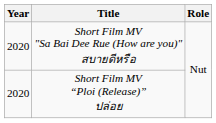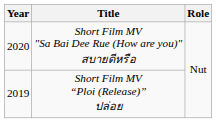(18, 94) 2020 -> (18, 94) 2019
